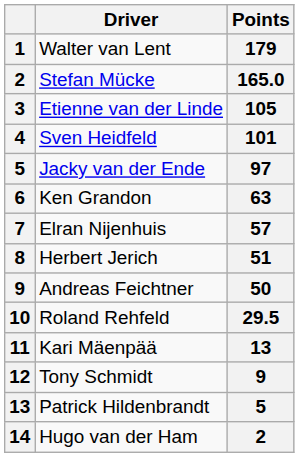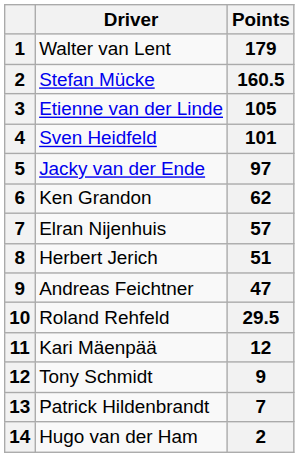(261, 79) 165.0 -> (261, 79) 160.5
(261, 198) 63 -> (261, 198) 62
(261, 287) 50 -> (261, 287) 47
(261, 347) 13 -> (261, 347) 12
(261, 407) 5 -> (261, 407) 7
